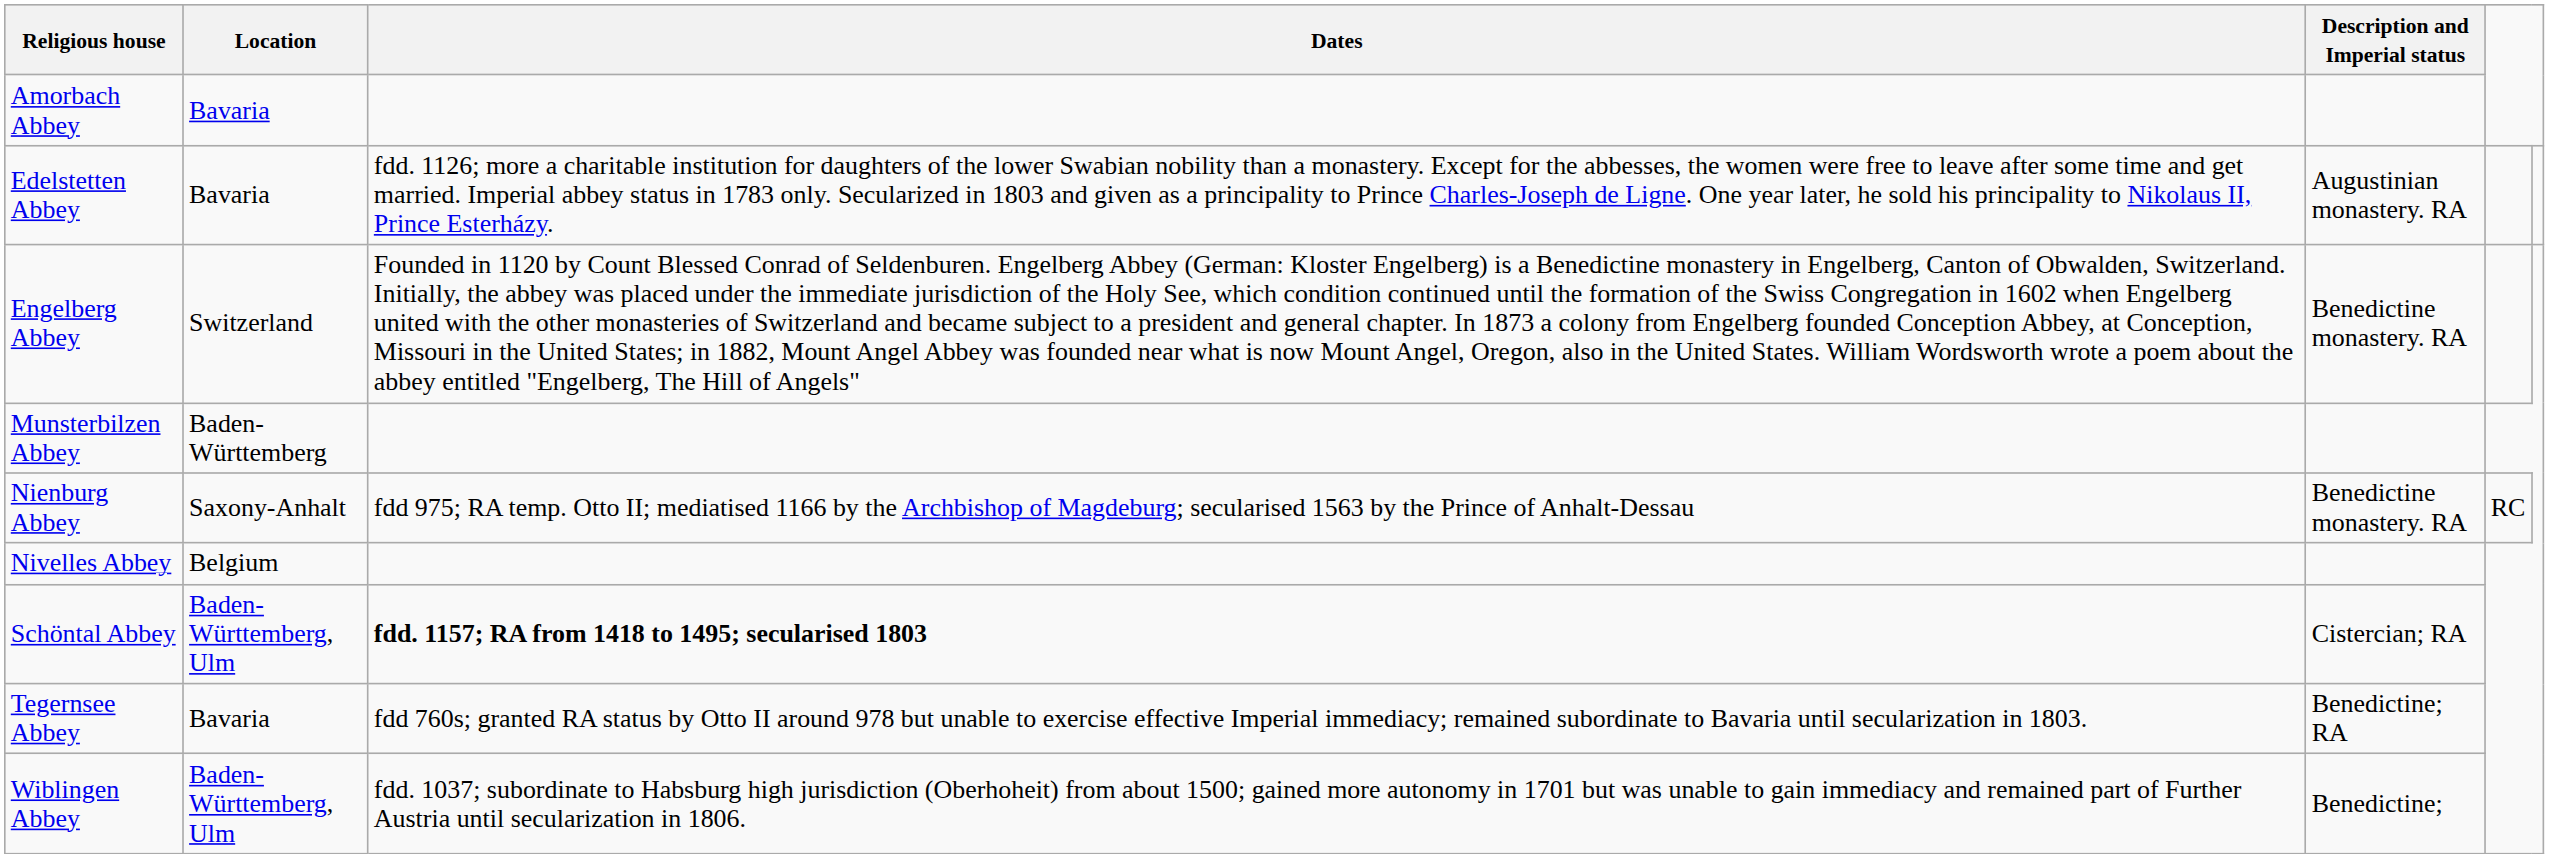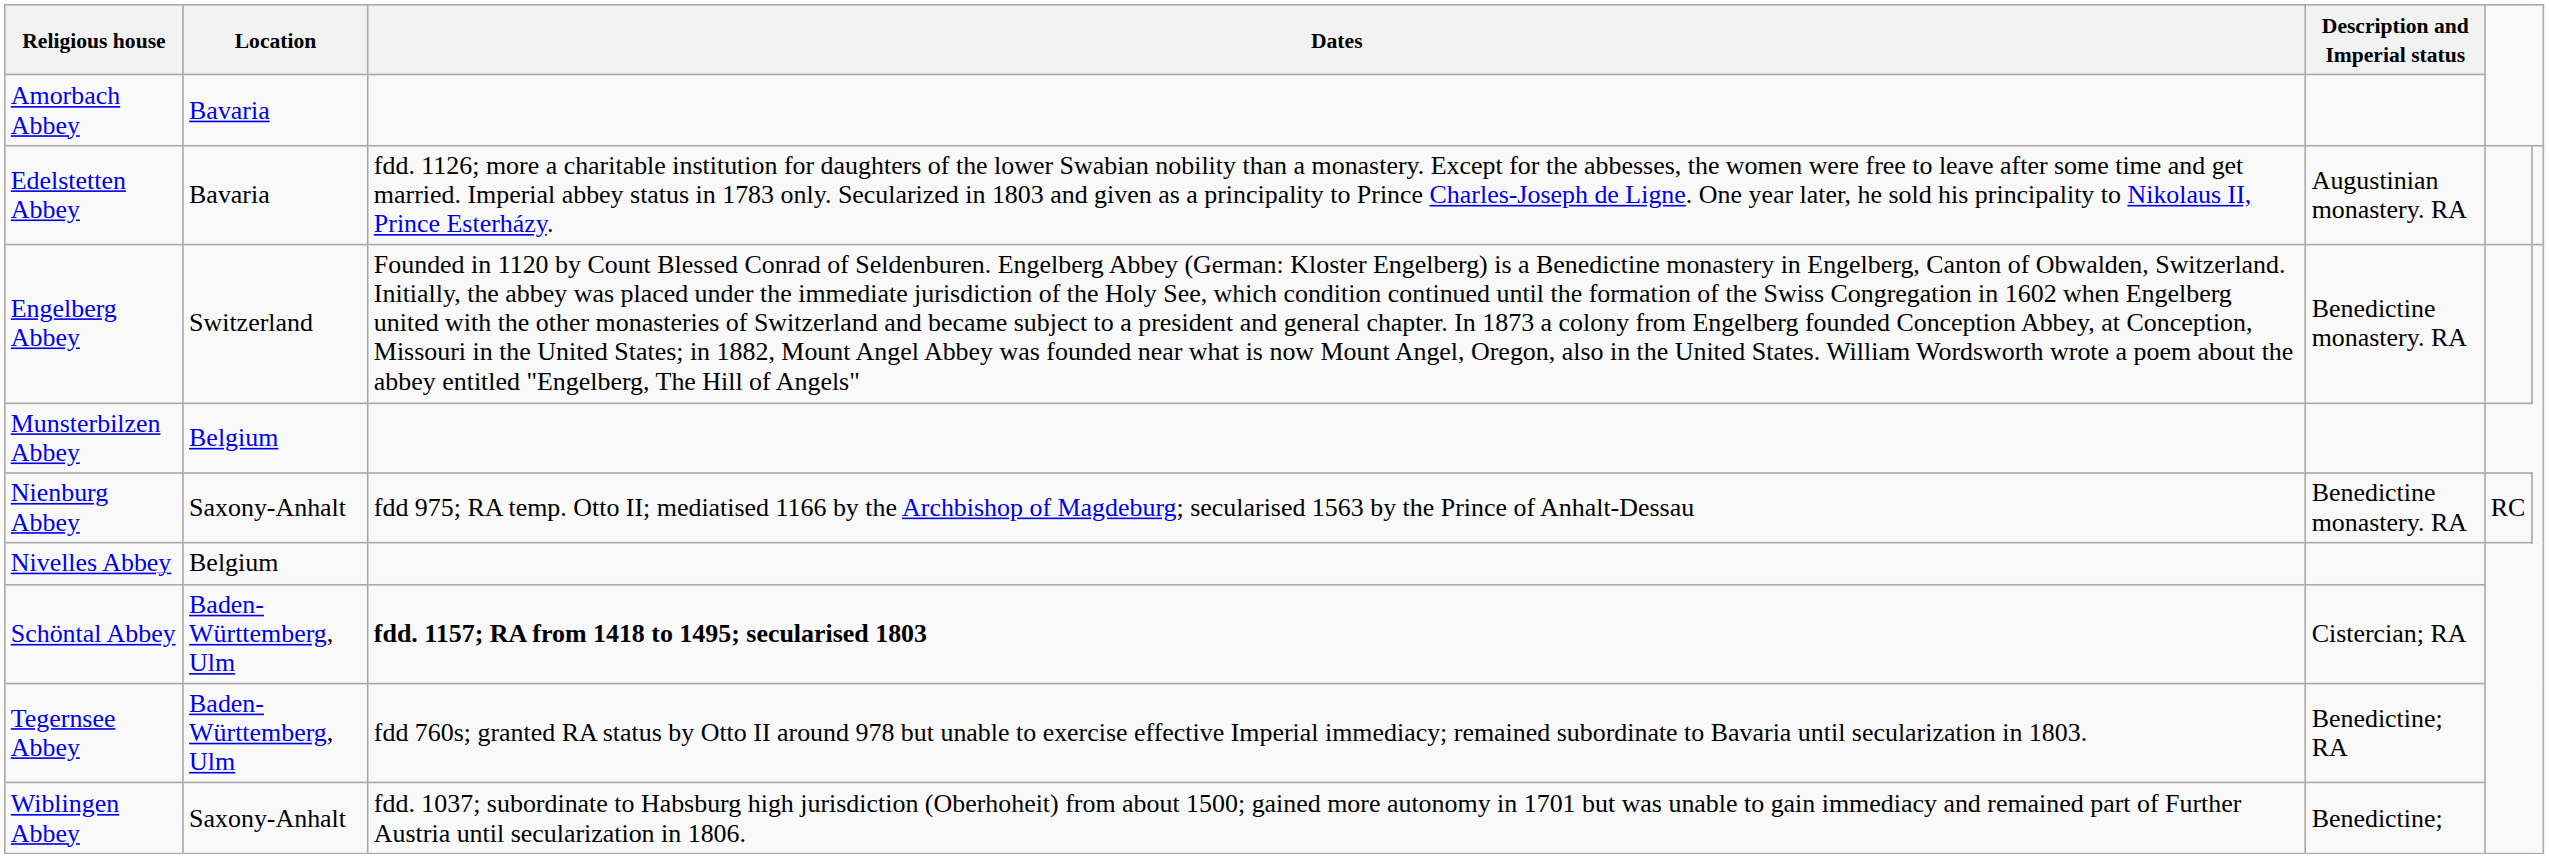(258, 437) Baden-Württemberg -> (234, 437) Belgium
(229, 718) Bavaria -> (261, 732) Baden-Württemberg, Ulm
(261, 803) Baden-Württemberg, Ulm -> (268, 817) Saxony-Anhalt
